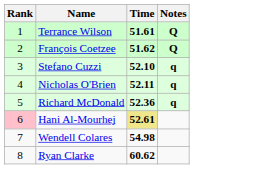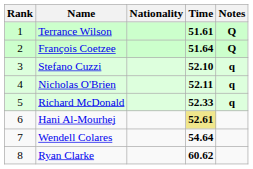+ column: (156, 13)
(142, 48) 51.62 -> (201, 48) 51.64
(142, 102) 52.36 -> (201, 102) 52.33
(20, 119) pink background -> (20, 119) no background
(142, 137) 54.98 -> (201, 137) 54.64
